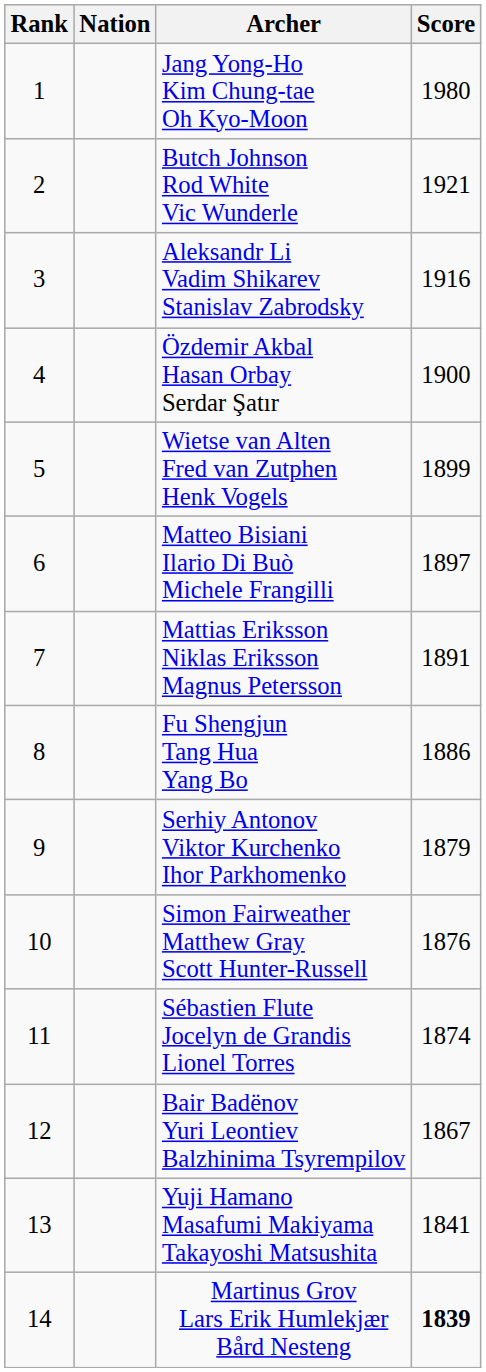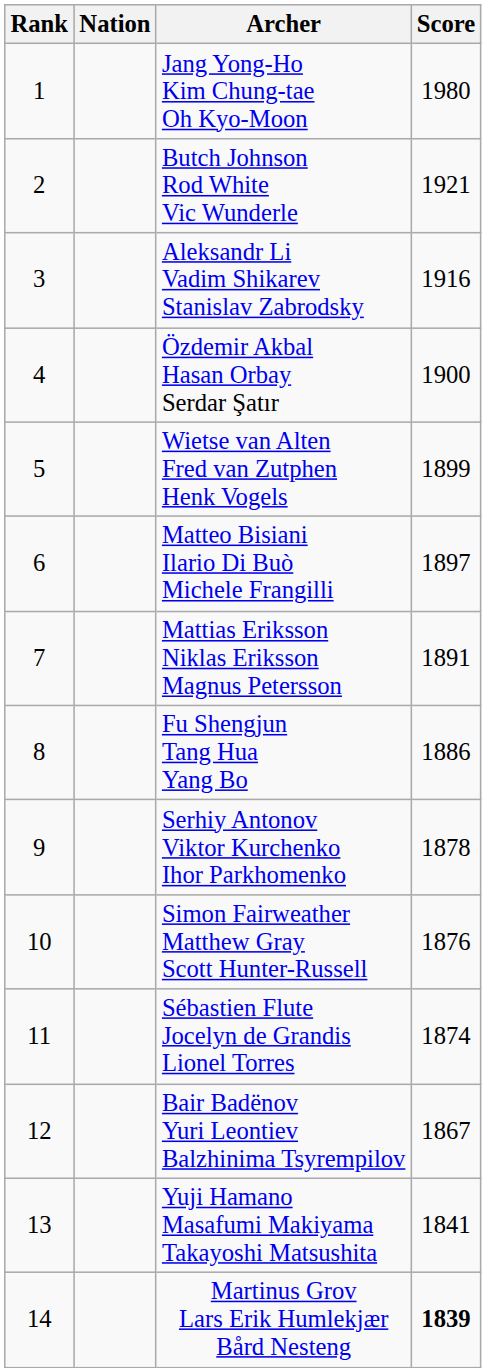(446, 846) 1879 -> (446, 846) 1878
